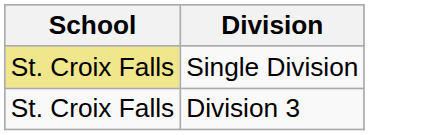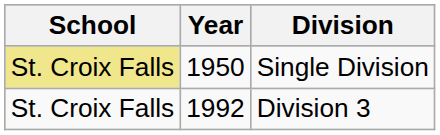+ column: (215, 25)
